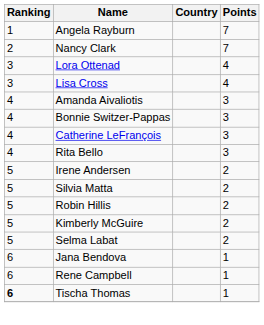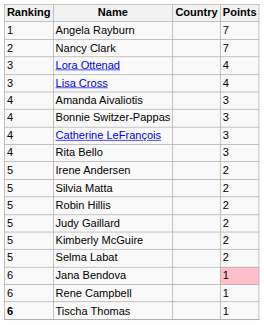+ row: (88, 223)
(226, 258) no background -> (226, 275) pink background
